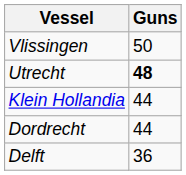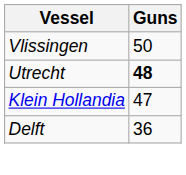(143, 101) 44 -> (143, 101) 47
- row: (47, 128)
